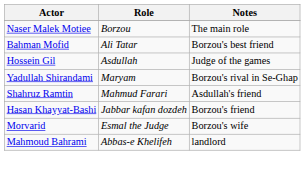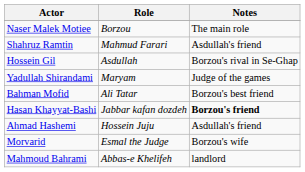rows swapped: (38, 45) <-> (40, 93)
(231, 61) Judge of the games -> (245, 61) Borzou's rival in Se-Ghap
(245, 77) Borzou's rival in Se-Ghap -> (231, 77) Judge of the games
(223, 110) normal -> (226, 110) bold
+ row: (41, 126)
